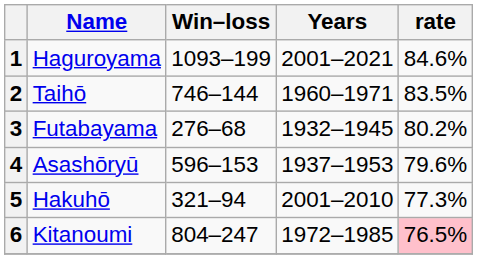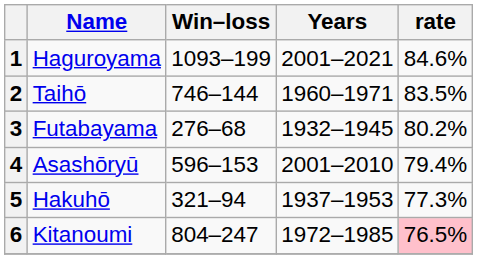(337, 164) 1937–1953 -> (337, 164) 2001–2010
(435, 164) 79.6% -> (435, 164) 79.4%
(337, 199) 2001–2010 -> (337, 199) 1937–1953
